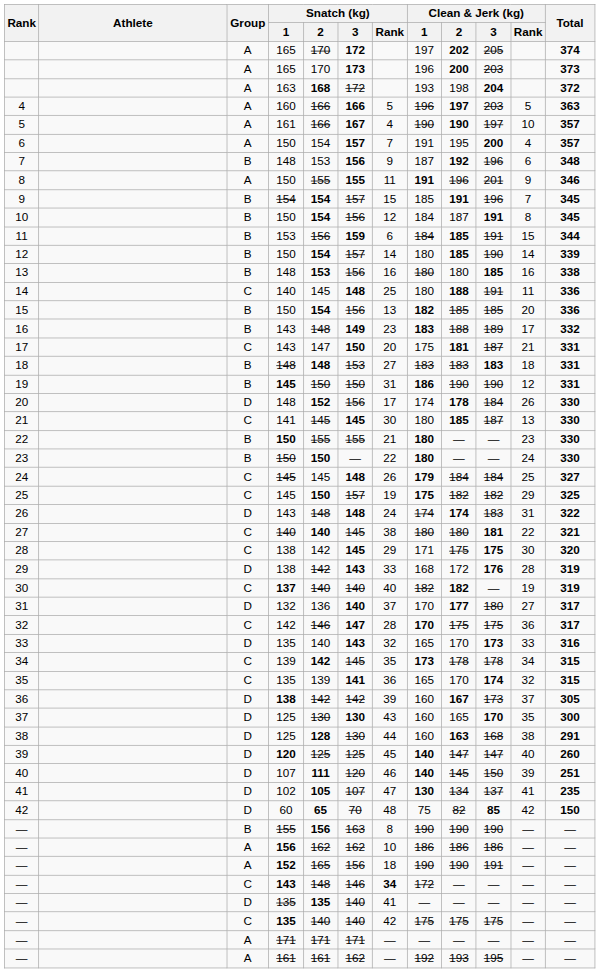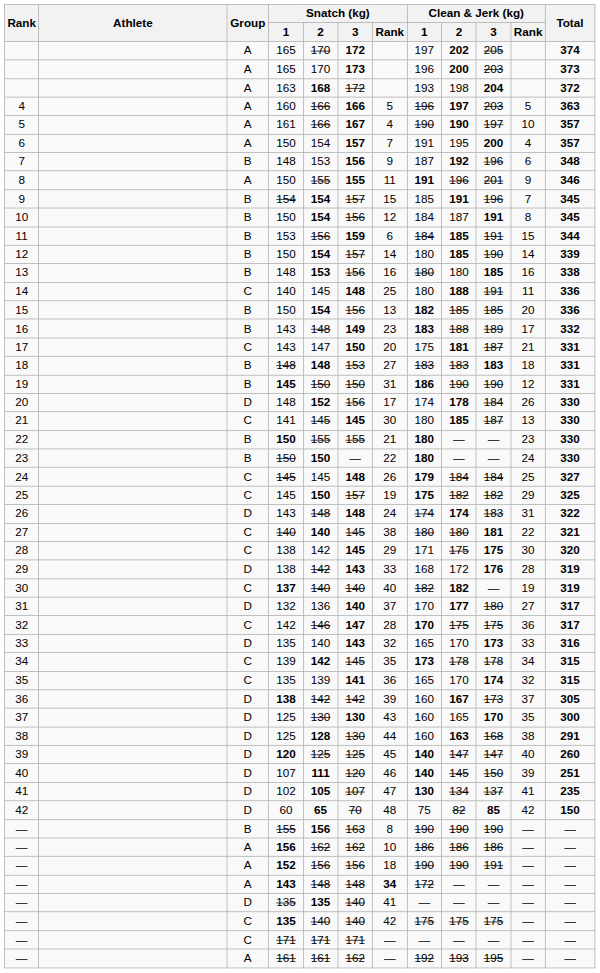(321, 865) 165 -> (321, 865) 156
(248, 884) C -> (248, 884) A
(355, 884) 146 -> (355, 884) 148
(248, 939) A -> (248, 939) C
